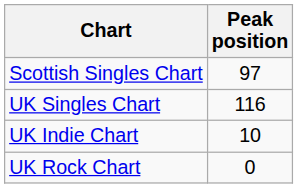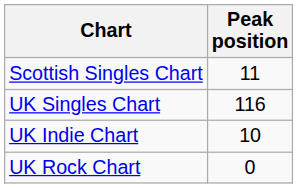(250, 73) 97 -> (250, 73) 11
